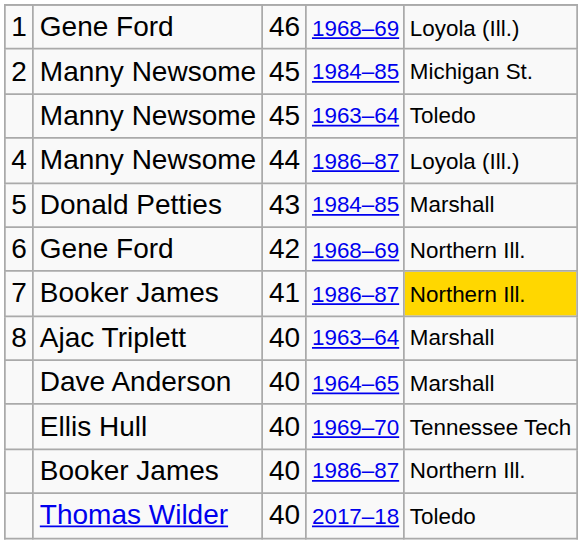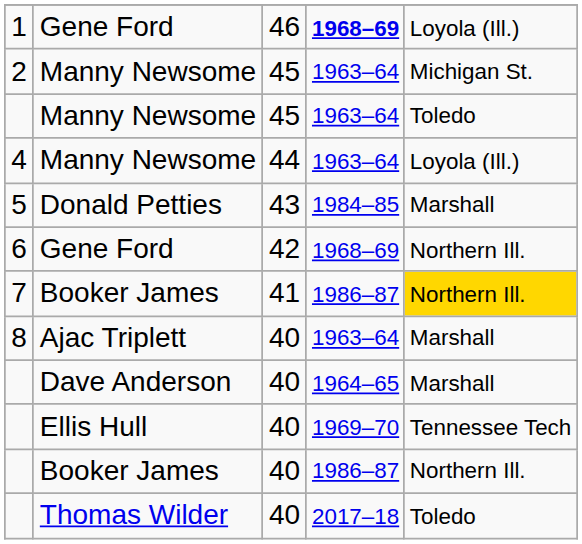(356, 27) normal -> (356, 27) bold
(356, 71) 1984–85 -> (356, 71) 1963–64
(356, 160) 1986–87 -> (356, 160) 1963–64
